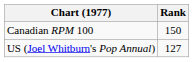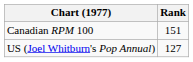(173, 30) 150 -> (173, 30) 151
